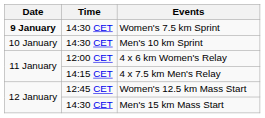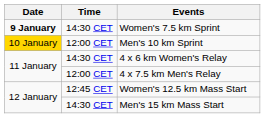(33, 43) no background -> (33, 43) gold background
(89, 43) 14:30 CET -> (89, 43) 12:00 CET
(89, 58) 12:00 CET -> (89, 58) 14:30 CET
(89, 74) 14:15 CET -> (89, 74) 12:00 CET
